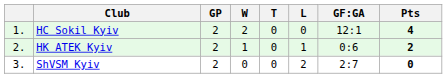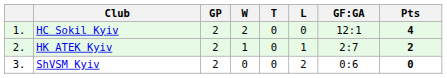(349, 47) 0:6 -> (349, 47) 2:7
(349, 64) 2:7 -> (349, 64) 0:6
